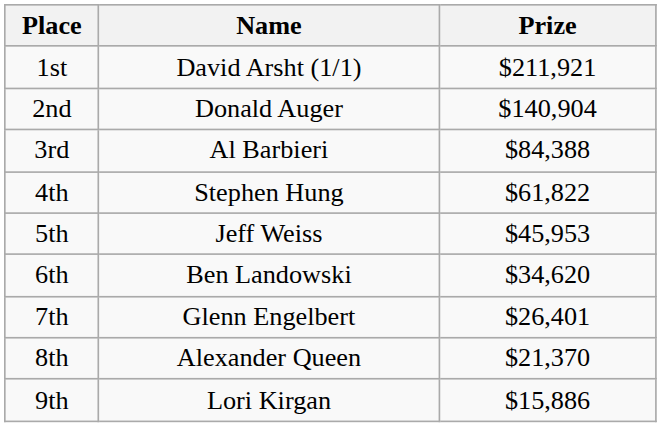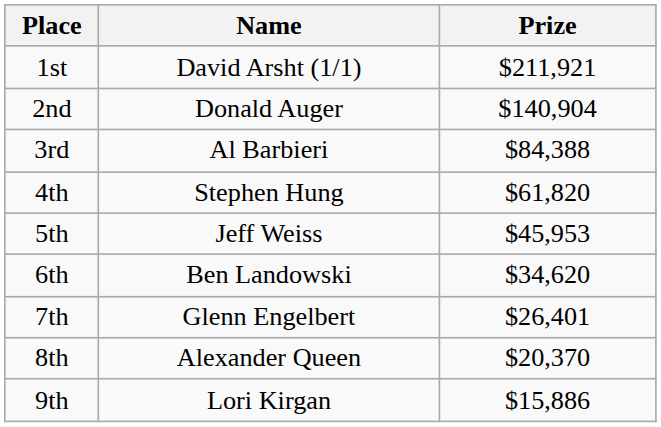(548, 191) $61,822 -> (548, 191) $61,820
(548, 358) $21,370 -> (548, 358) $20,370
